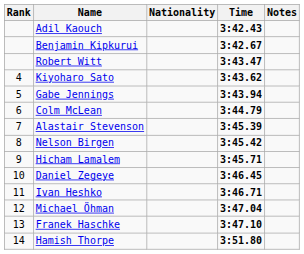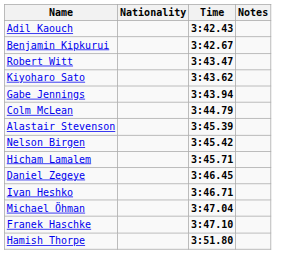- column: (19, 13)
